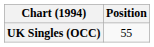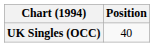(126, 32) 55 -> (126, 32) 40
